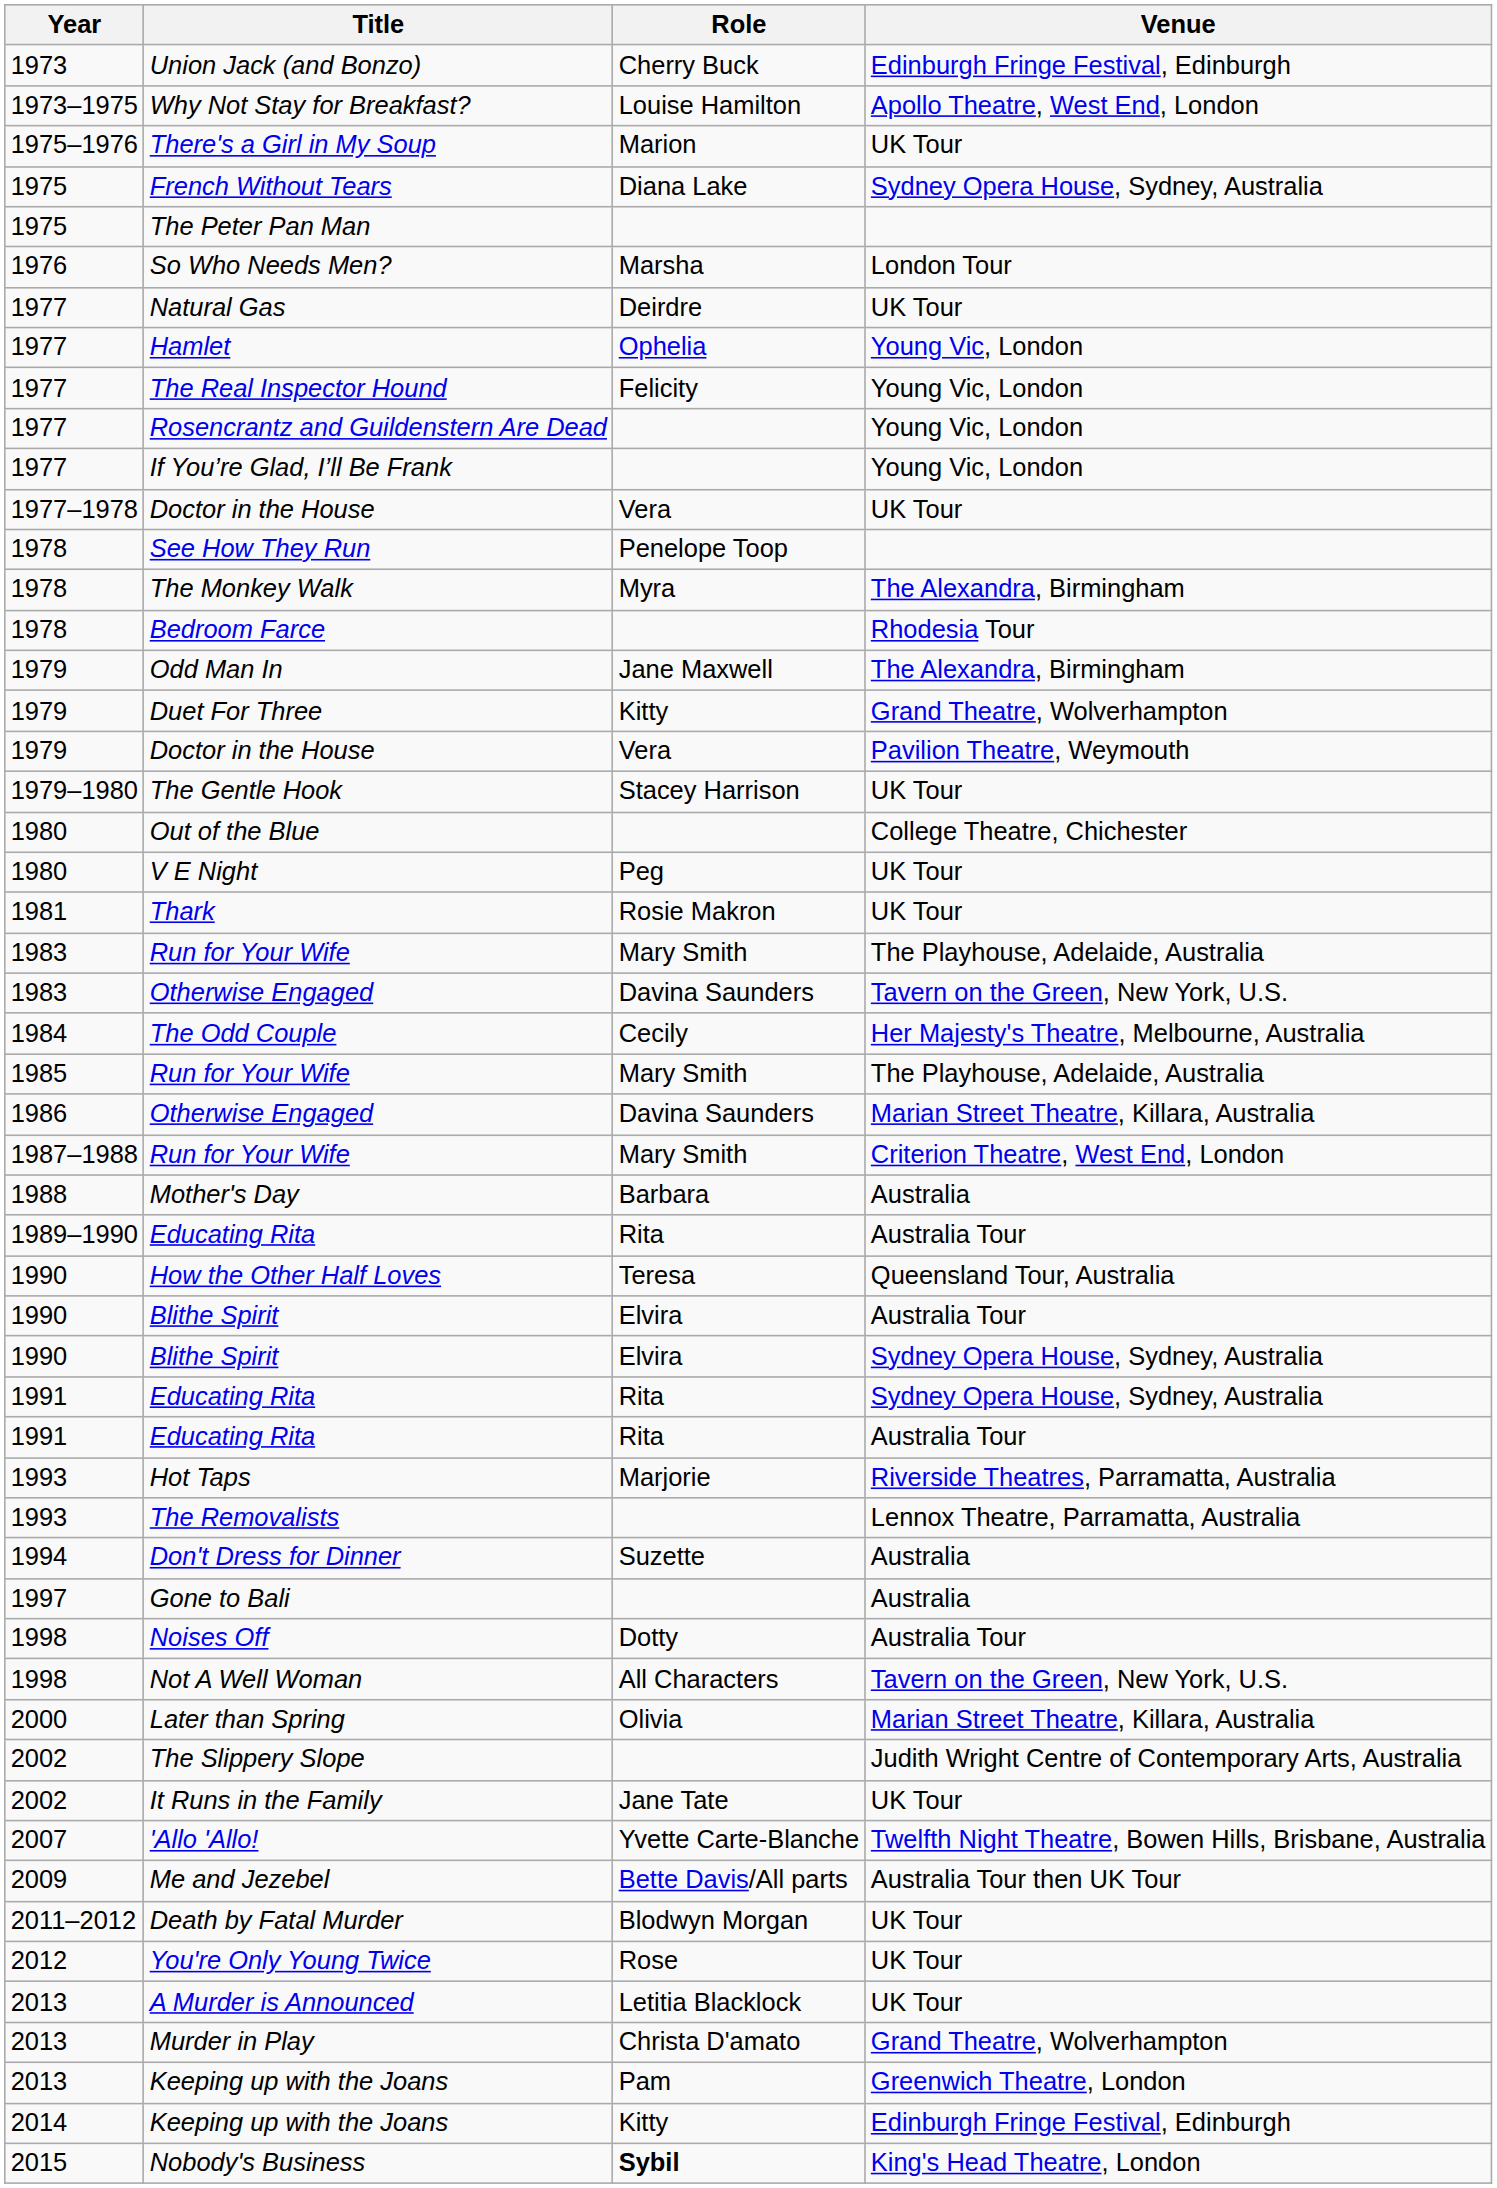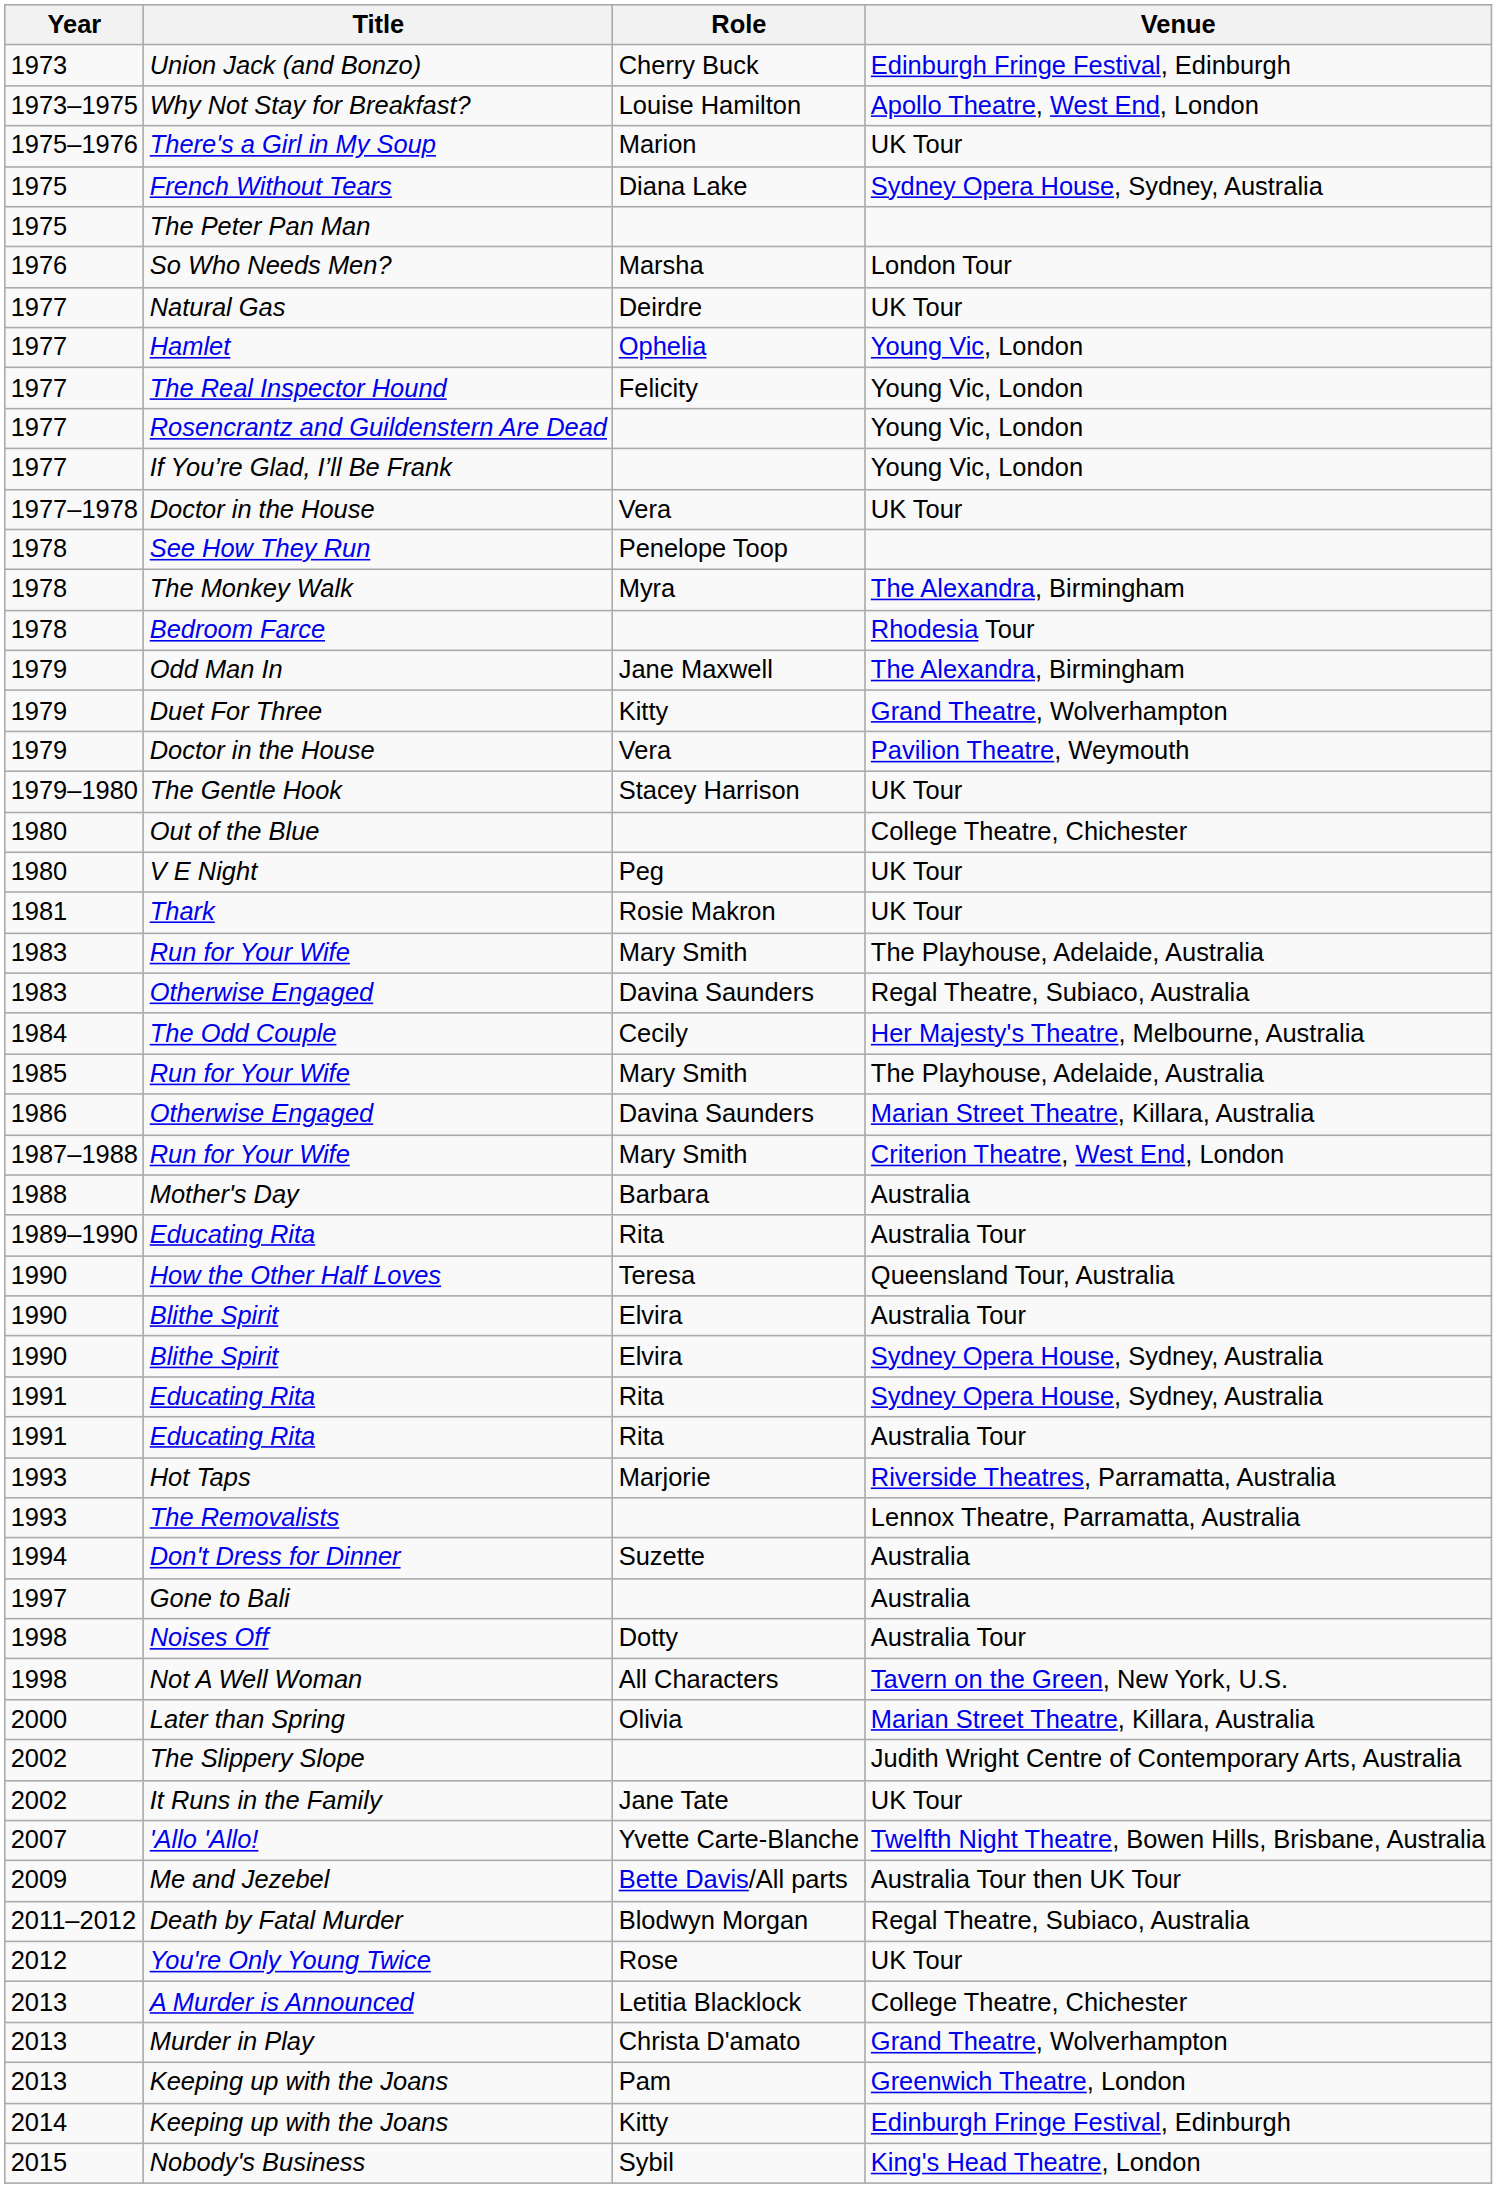(1079, 992) Tavern on the Green, New York, U.S. -> (1060, 992) Regal Theatre, Subiaco, Australia
(917, 1920) UK Tour -> (1060, 1920) Regal Theatre, Subiaco, Australia
(917, 2001) UK Tour -> (1029, 2001) College Theatre, Chichester
(649, 2163) bold -> (646, 2163) normal
